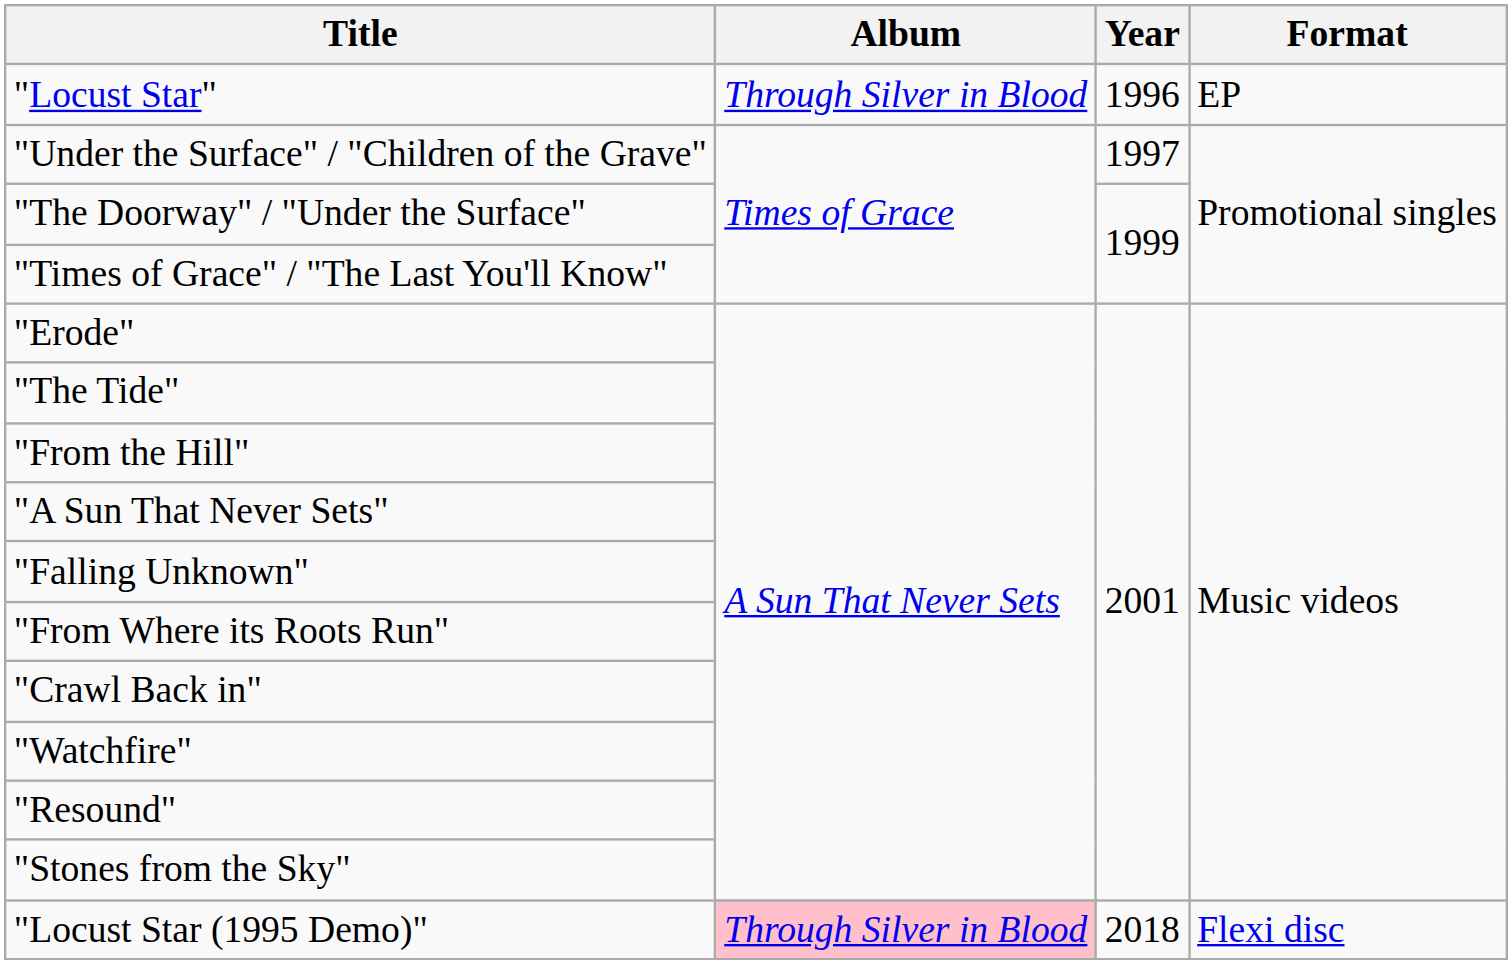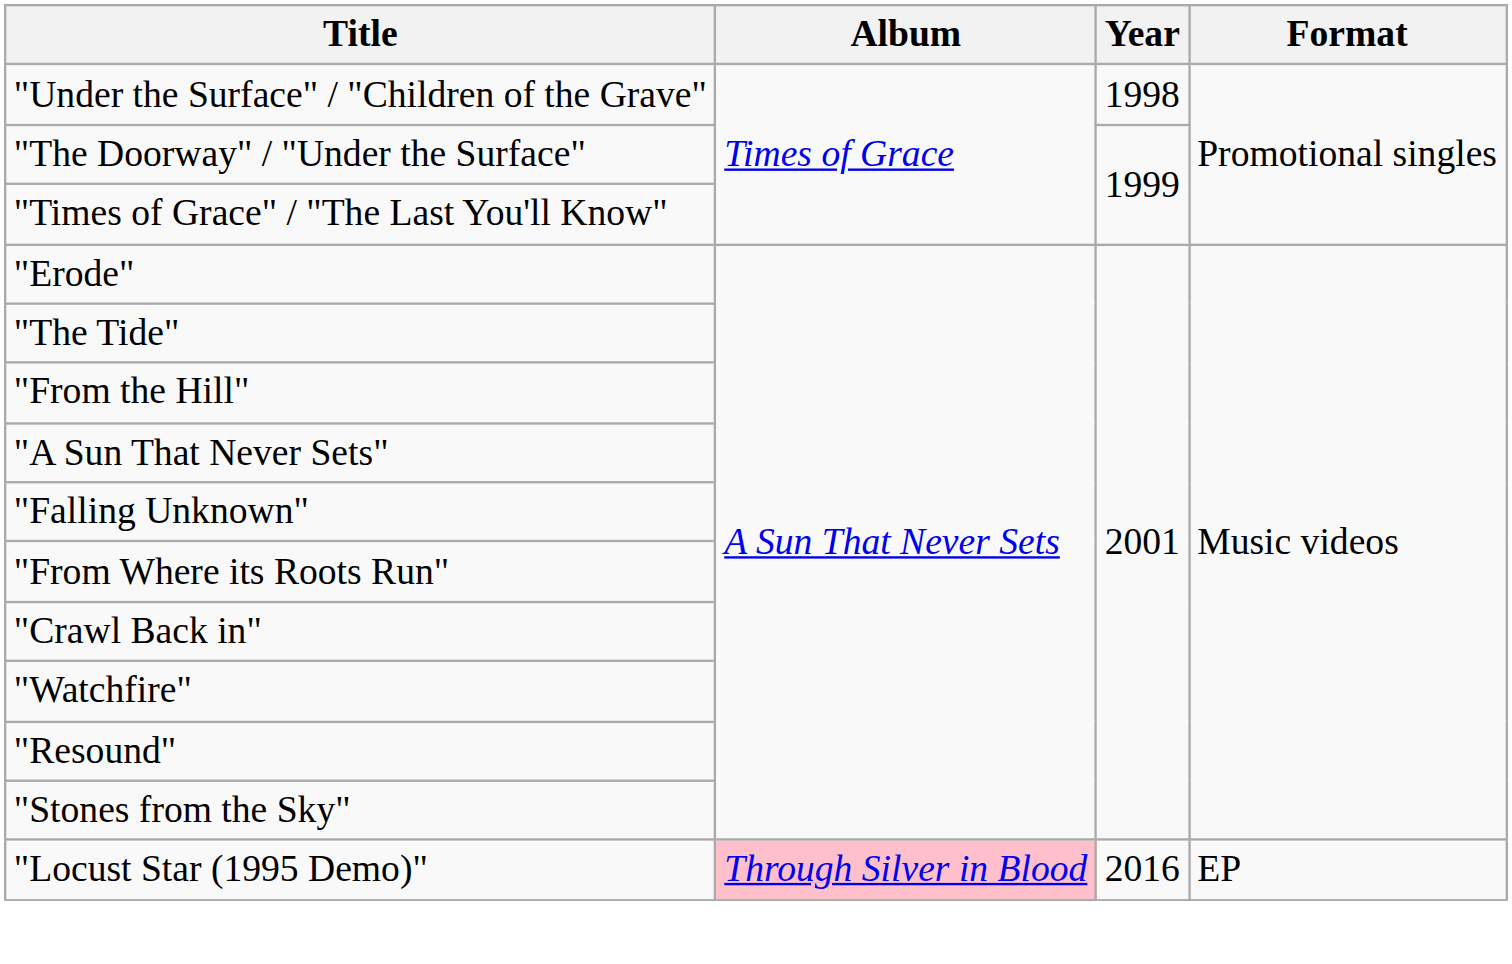- row: (115, 93)
(1142, 153) 1997 -> (1142, 93) 1998
(1142, 928) 2018 -> (1142, 869) 2016
(1271, 928) Flexi disc -> (1219, 869) EP
